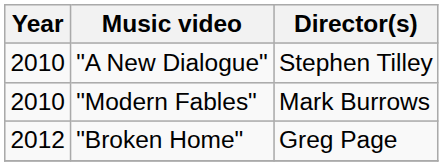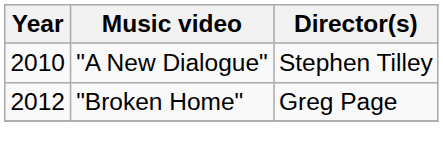- row: (166, 101)
